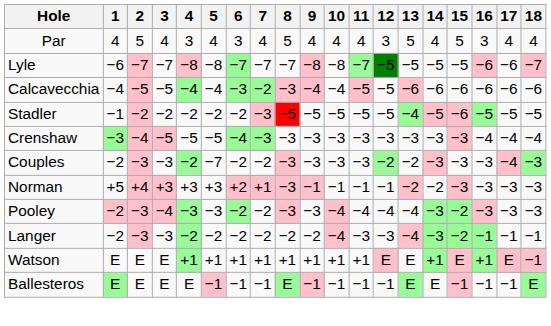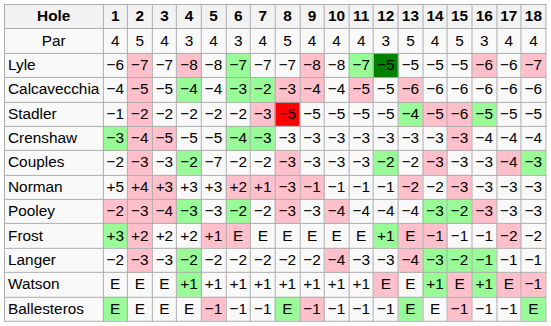+ row: (26, 235)
